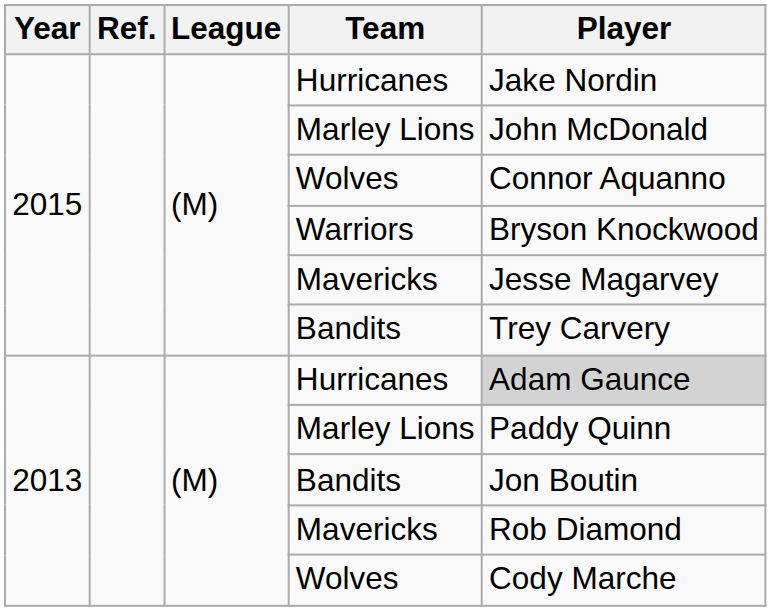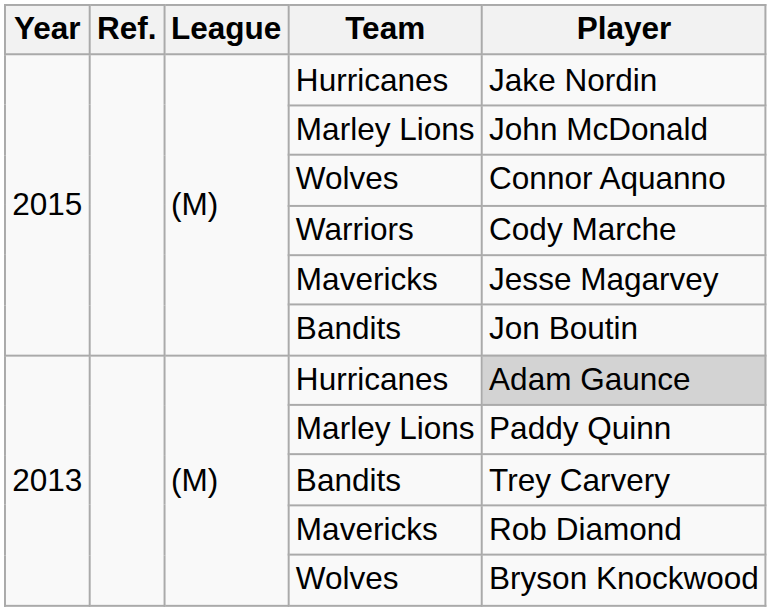(624, 229) Bryson Knockwood -> (583, 229) Cody Marche
(580, 329) Trey Carvery -> (564, 329) Jon Boutin
(564, 479) Jon Boutin -> (580, 479) Trey Carvery
(583, 579) Cody Marche -> (624, 579) Bryson Knockwood
